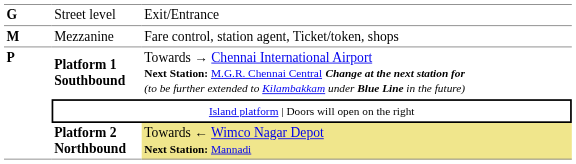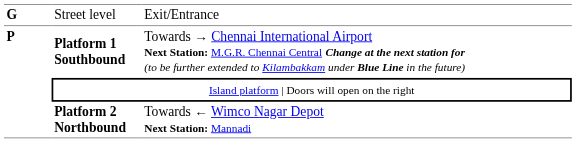- row: (84, 36)
(234, 140) khaki background -> (234, 119) no background
